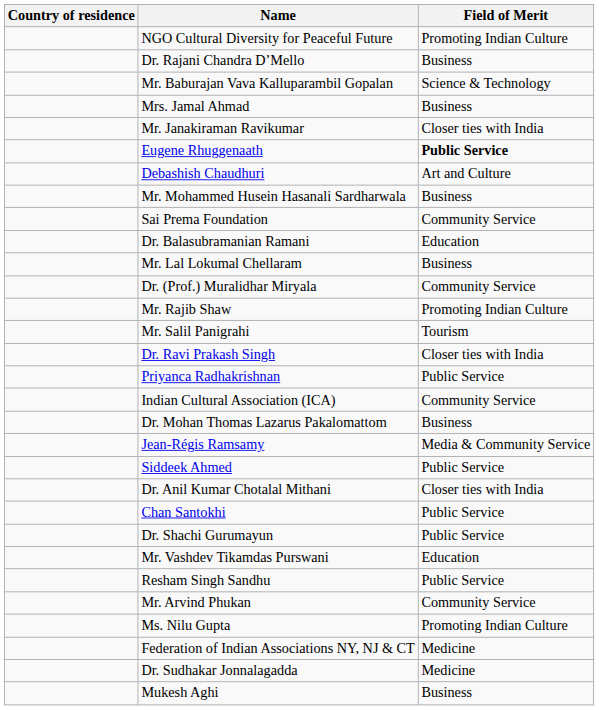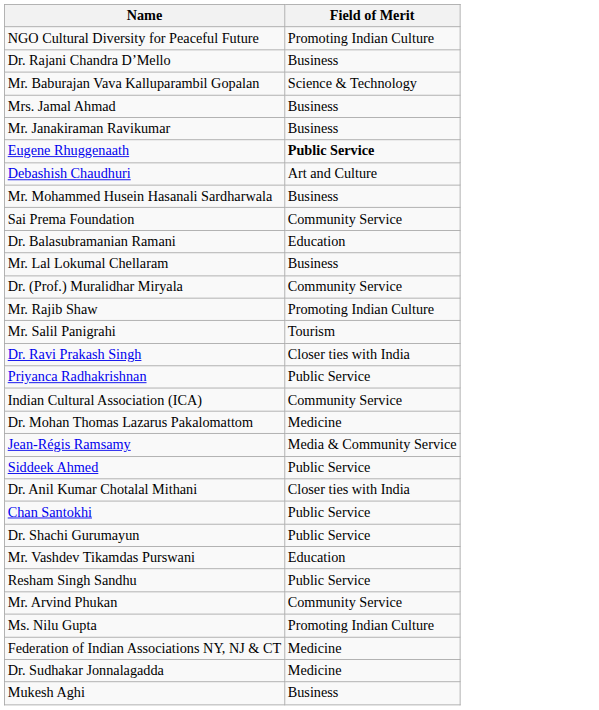- column: (71, 15)
(482, 128) Closer ties with India -> (313, 128) Business
(447, 422) Business -> (315, 422) Medicine
